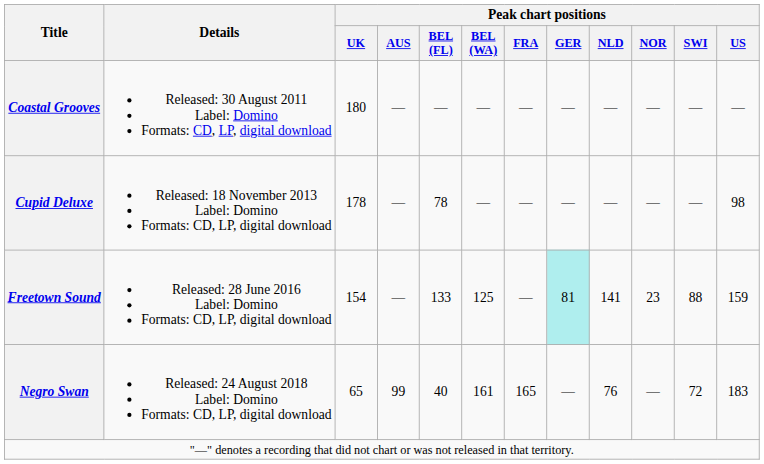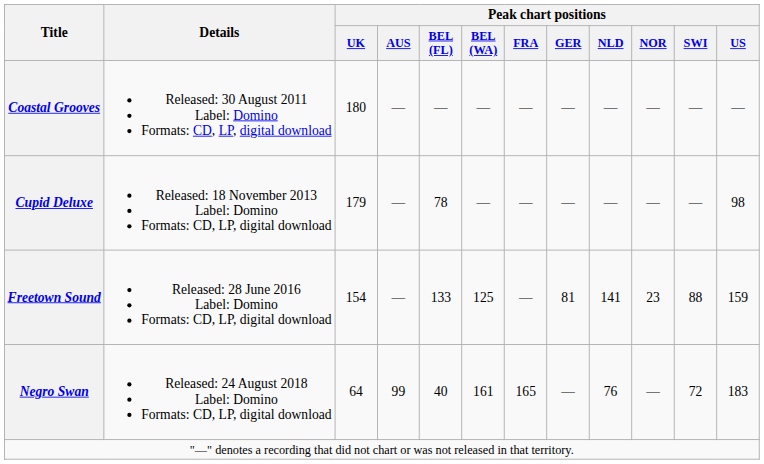(356, 202) 178 -> (356, 202) 179
(568, 297) paleturquoise background -> (568, 297) no background
(356, 392) 65 -> (356, 392) 64
